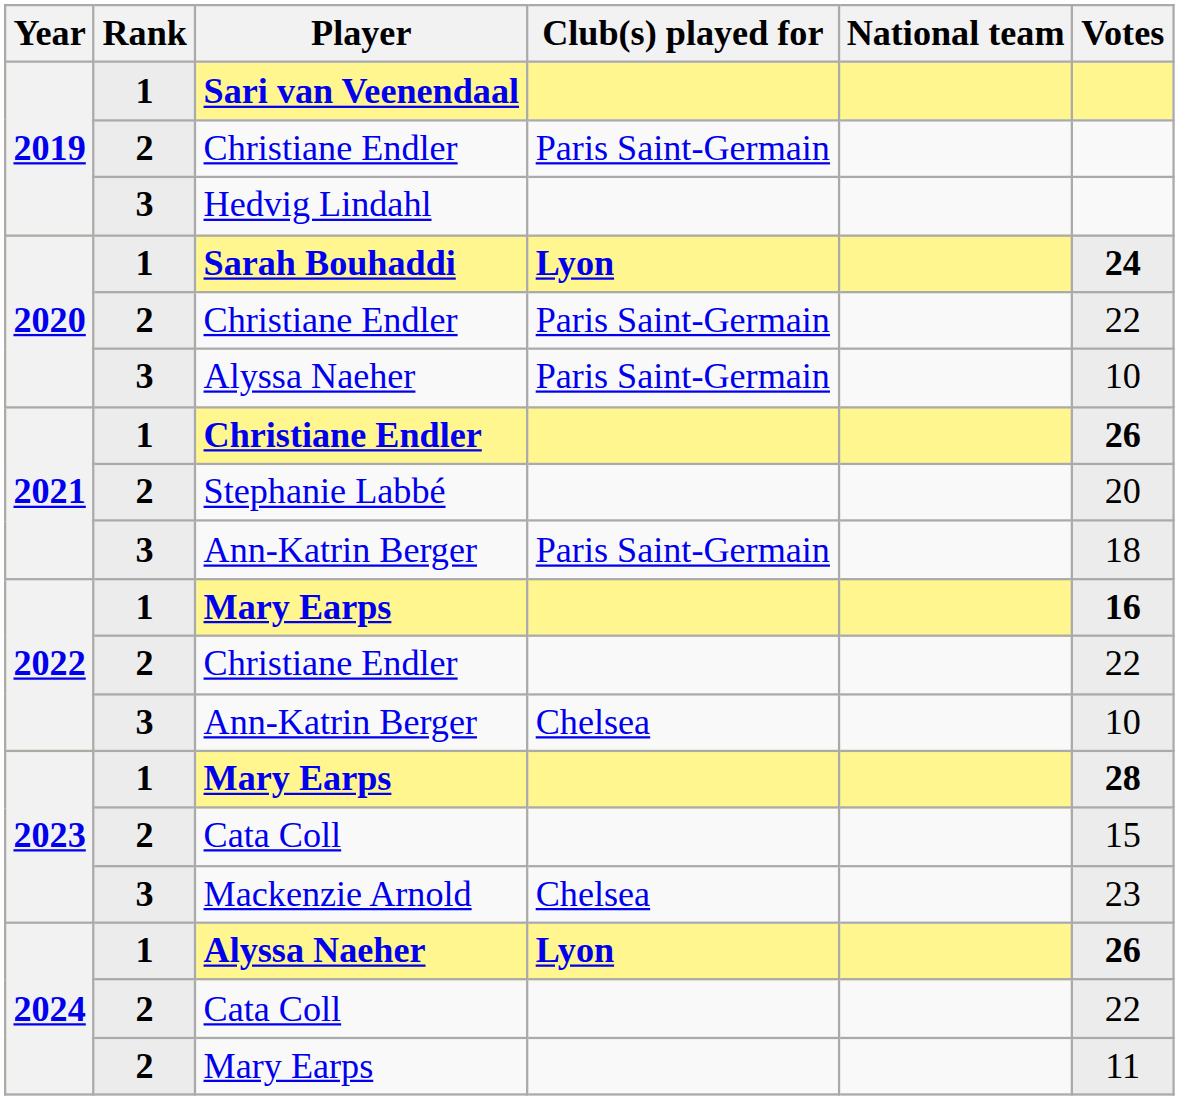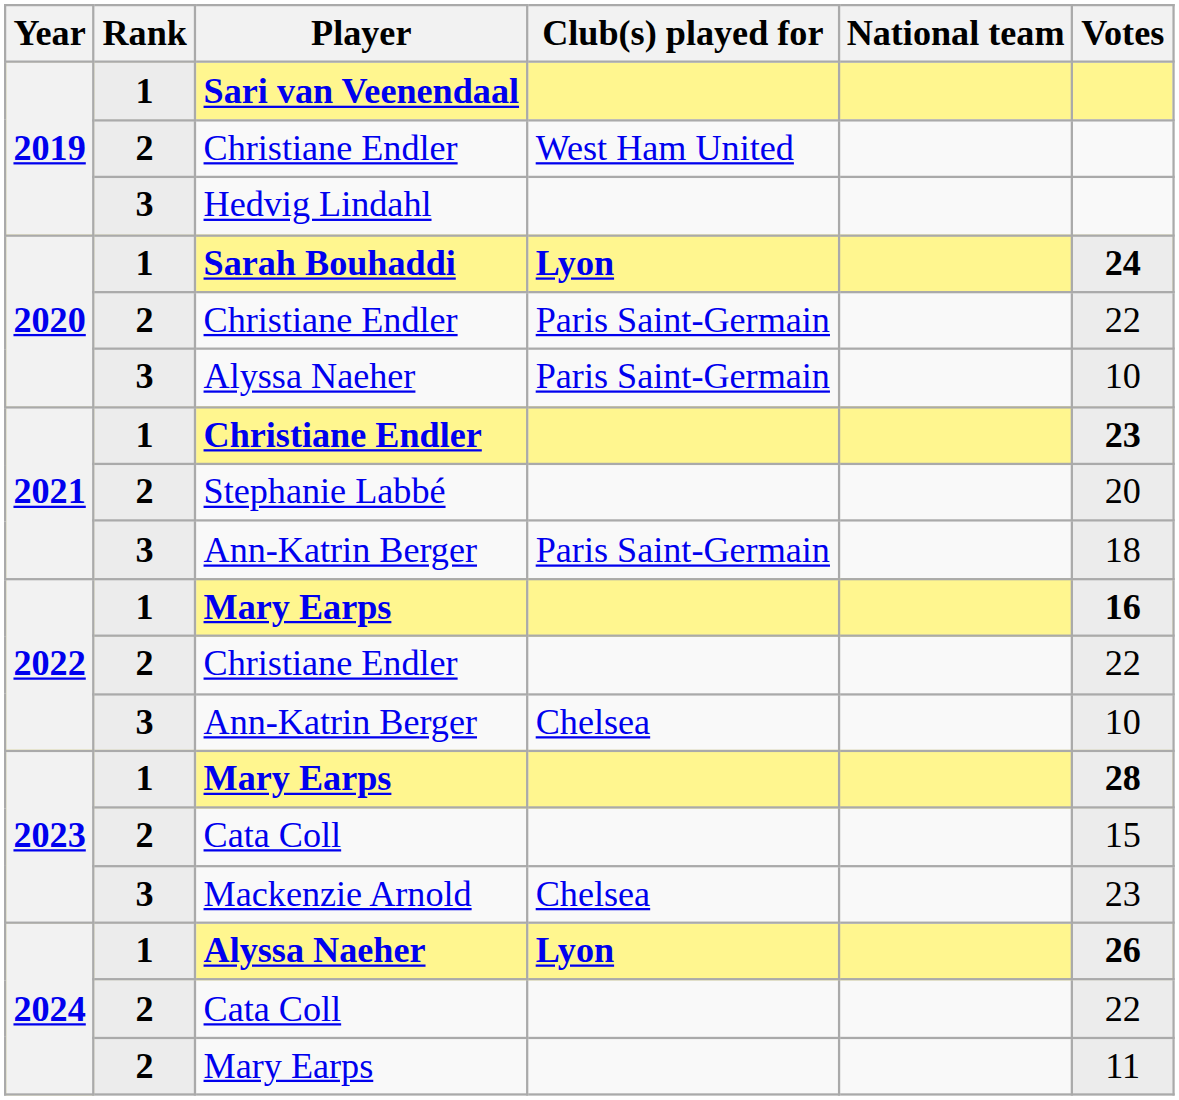(683, 147) Paris Saint-Germain -> (665, 147) West Ham United
(1123, 434) 26 -> (1123, 434) 23
